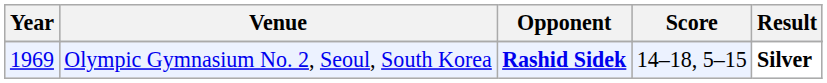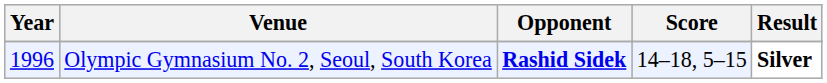(32, 59) 1969 -> (32, 59) 1996
